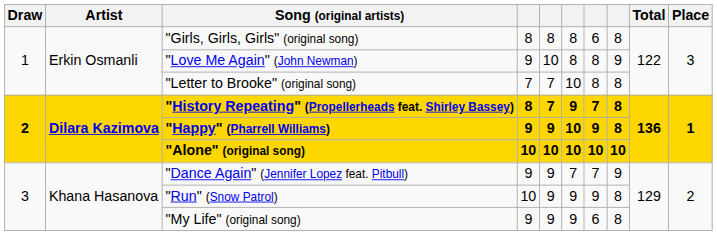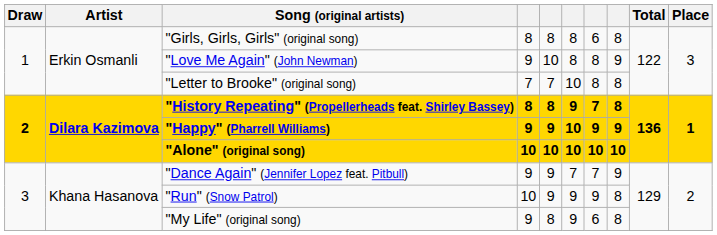(551, 106) 7 -> (551, 106) 8
(618, 128) 8 -> (618, 128) 9
(551, 219) 9 -> (551, 219) 8
